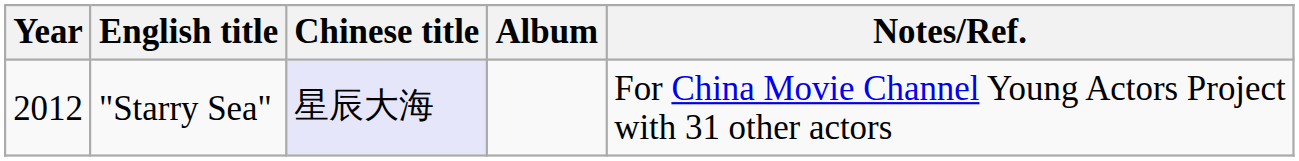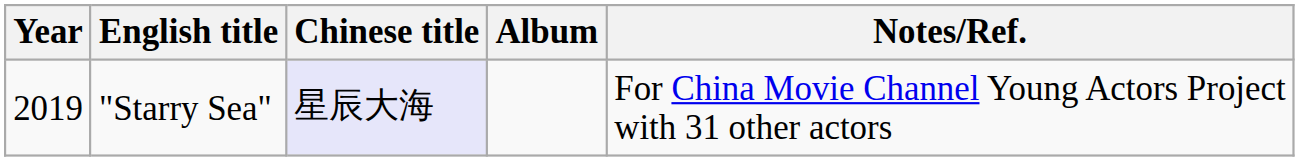(48, 107) 2012 -> (48, 107) 2019
